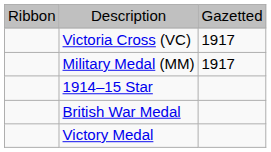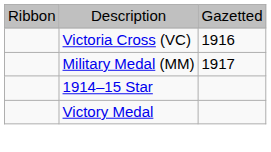(218, 40) 1917 -> (218, 40) 1916
- row: (122, 111)
